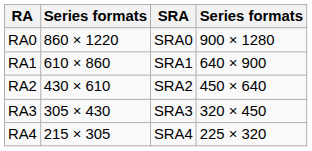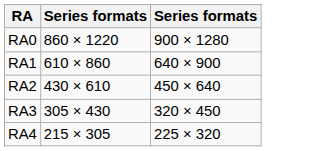- column: (173, 16)
